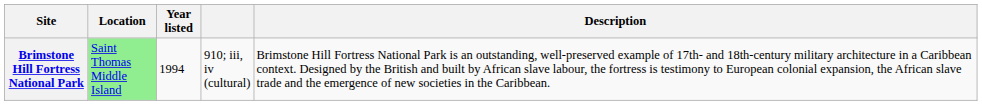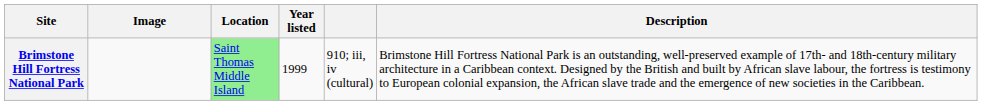+ column: (150, 21)
(172, 69) 1994 -> (294, 69) 1999
